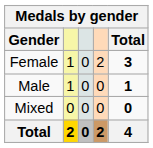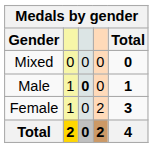rows swapped: (34, 62) <-> (34, 108)
(85, 85) normal -> (85, 85) bold
